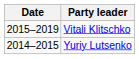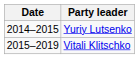rows swapped: (98, 45) <-> (97, 29)
